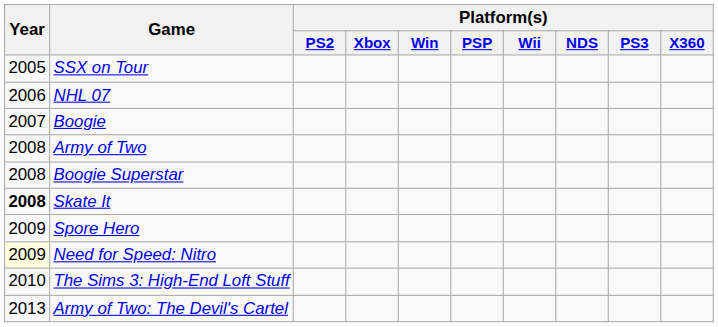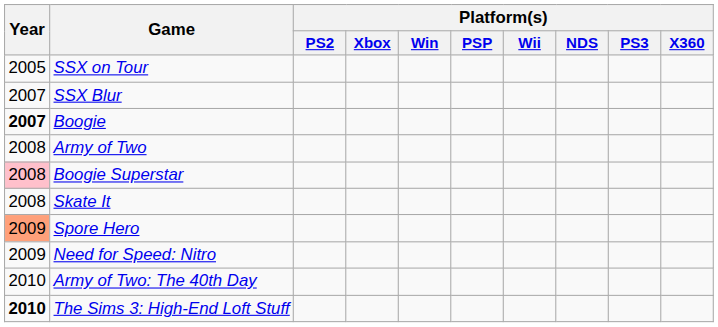- row: (82, 94)
+ row: (88, 94)
(27, 121) normal -> (27, 121) bold
(27, 174) no background -> (27, 174) pink background
(27, 201) bold -> (27, 201) normal
(27, 228) no background -> (27, 228) lightsalmon background
(27, 254) lightyellow background -> (27, 254) no background
+ row: (155, 281)
(27, 281) normal -> (27, 308) bold
- row: (171, 308)
